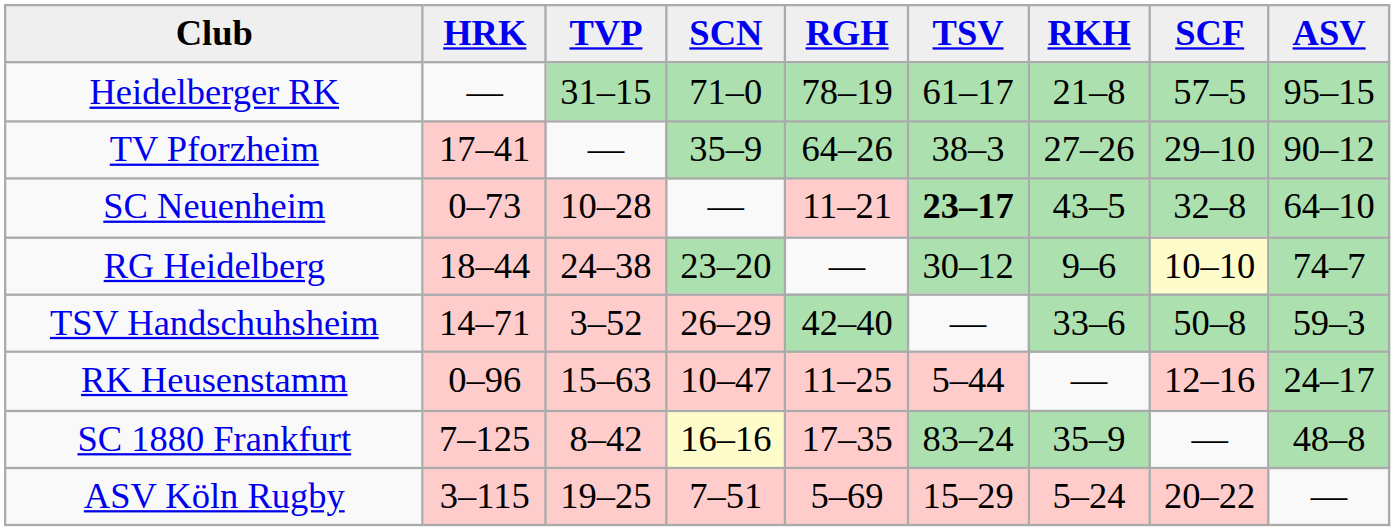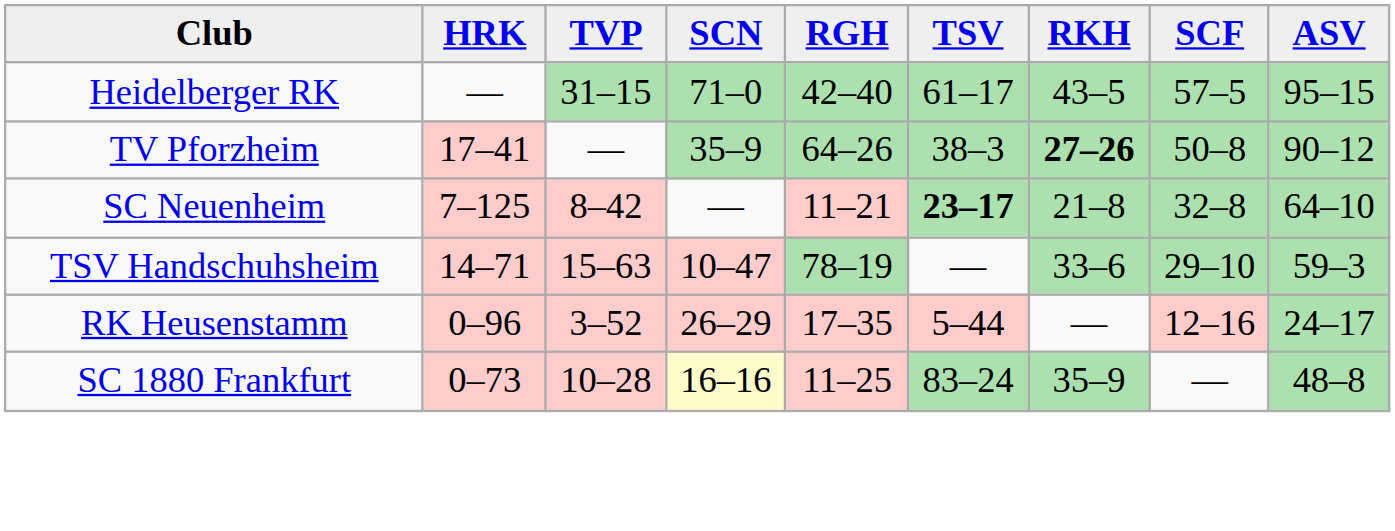(847, 91) 78–19 -> (847, 91) 42–40
(1089, 91) 21–8 -> (1089, 91) 43–5
(1089, 149) normal -> (1089, 149) bold
(1210, 149) 29–10 -> (1210, 149) 50–8
(485, 206) 0–73 -> (485, 206) 7–125
(606, 206) 10–28 -> (606, 206) 8–42
(1089, 206) 43–5 -> (1089, 206) 21–8
- row: (214, 264)
(606, 322) 3–52 -> (606, 264) 15–63
(726, 322) 26–29 -> (726, 264) 10–47
(847, 322) 42–40 -> (847, 264) 78–19
(1210, 322) 50–8 -> (1210, 264) 29–10
(606, 380) 15–63 -> (606, 322) 3–52
(726, 380) 10–47 -> (726, 322) 26–29
(847, 380) 11–25 -> (847, 322) 17–35
(485, 438) 7–125 -> (485, 380) 0–73
(606, 438) 8–42 -> (606, 380) 10–28
(847, 438) 17–35 -> (847, 380) 11–25
- row: (214, 496)
